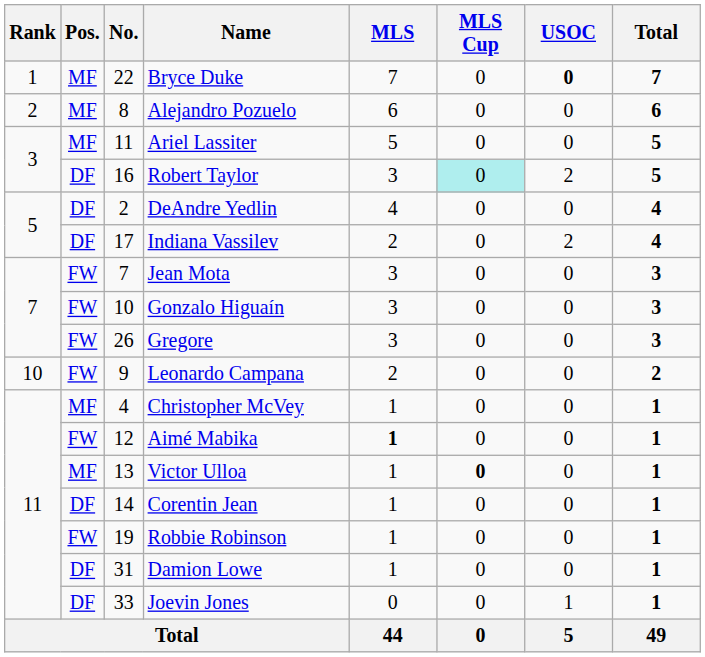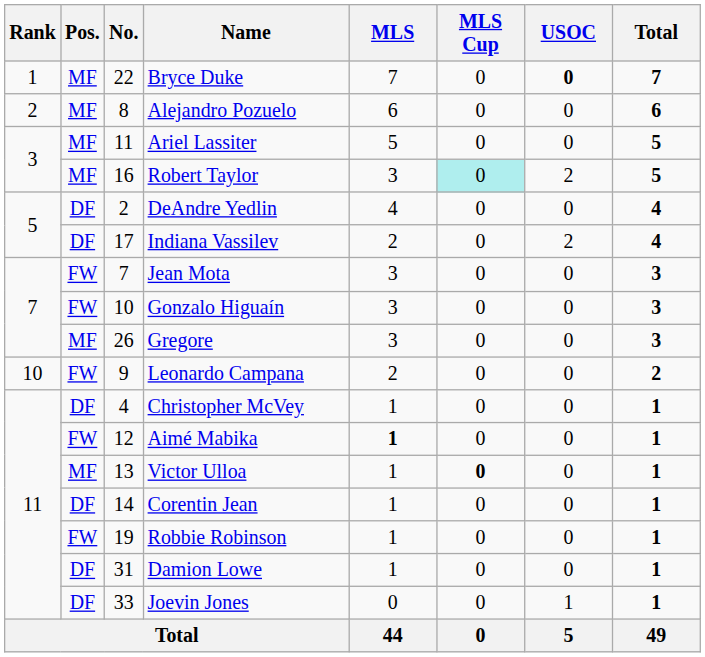(82, 176) DF -> (82, 176) MF
(82, 340) FW -> (82, 340) MF
(82, 405) MF -> (82, 405) DF
